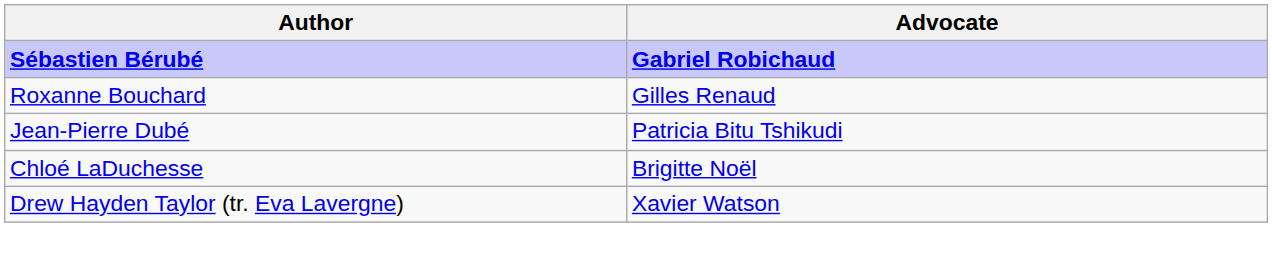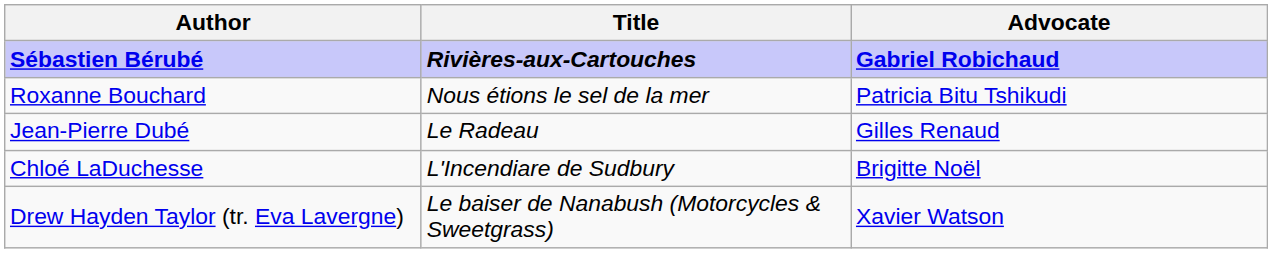+ column: (636, 22)
(704, 95) Gilles Renaud -> (961, 95) Patricia Bitu Tshikudi
(737, 131) Patricia Bitu Tshikudi -> (928, 131) Gilles Renaud
